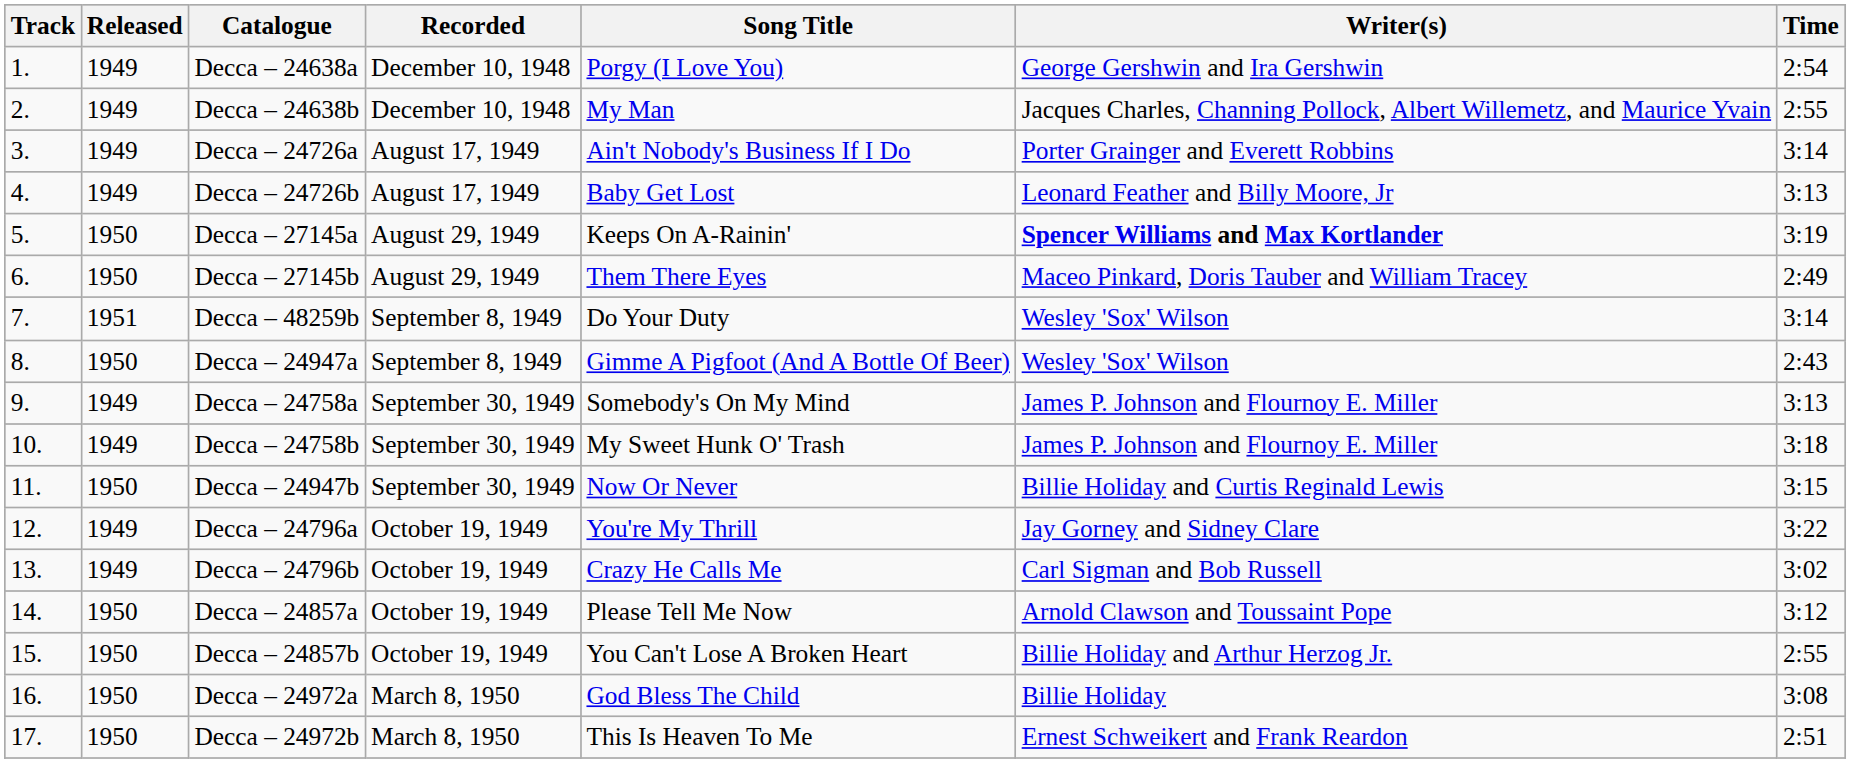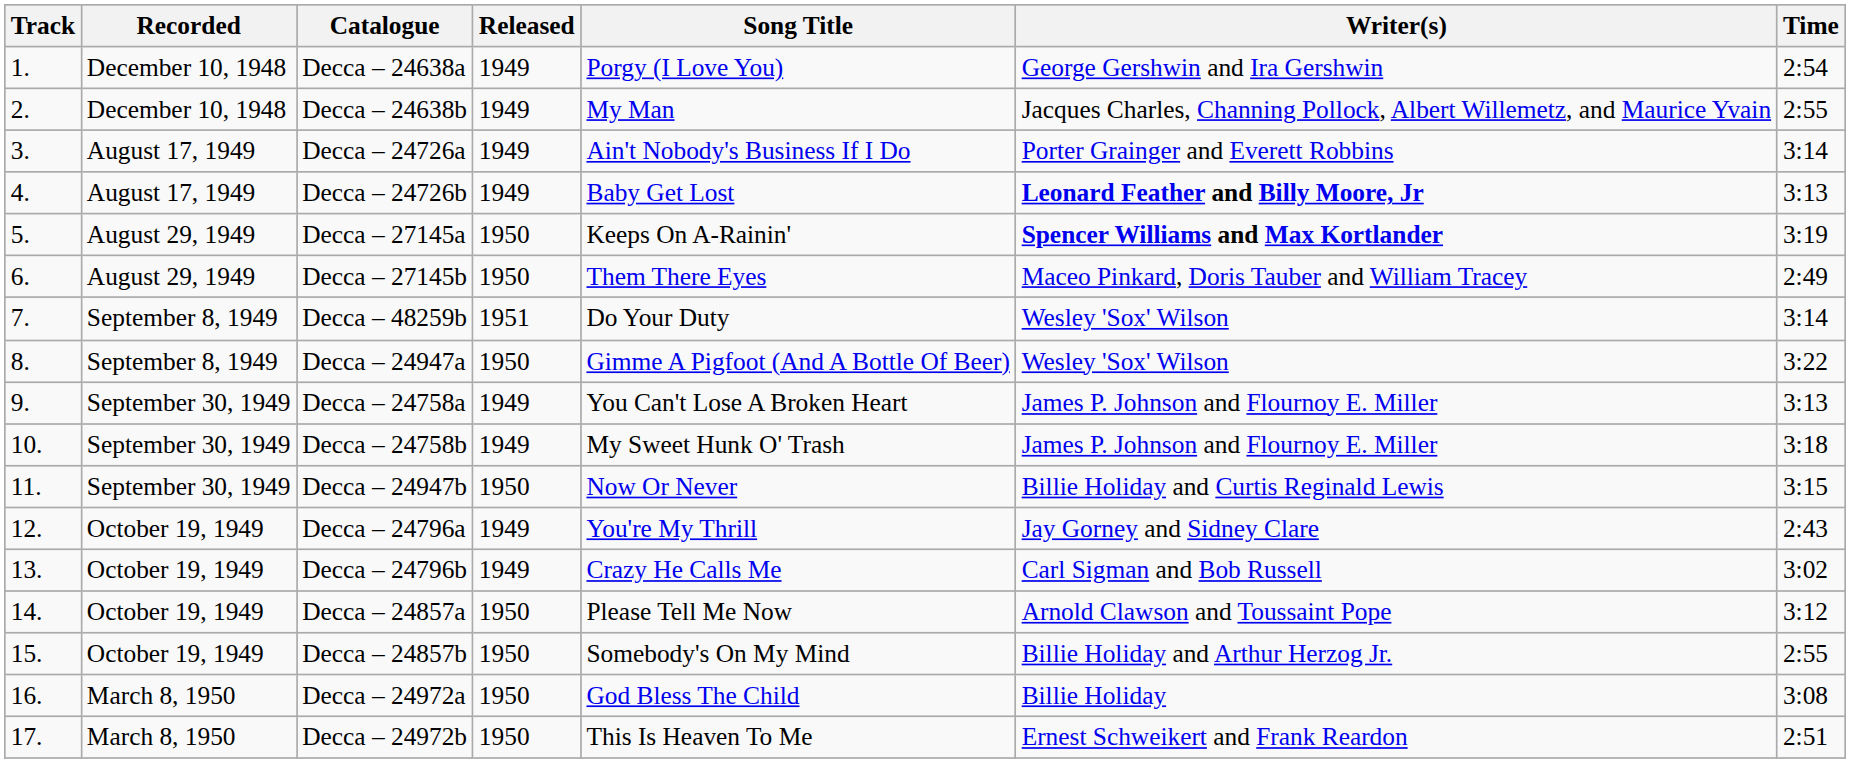columns swapped: (473, 25) <-> (135, 25)
(1208, 193) normal -> (1223, 193) bold
(1805, 360) 2:43 -> (1805, 360) 3:22
(718, 402) Somebody's On My Mind -> (747, 402) You Can't Lose A Broken Heart
(1805, 527) 3:22 -> (1805, 527) 2:43
(747, 653) You Can't Lose A Broken Heart -> (718, 653) Somebody's On My Mind
